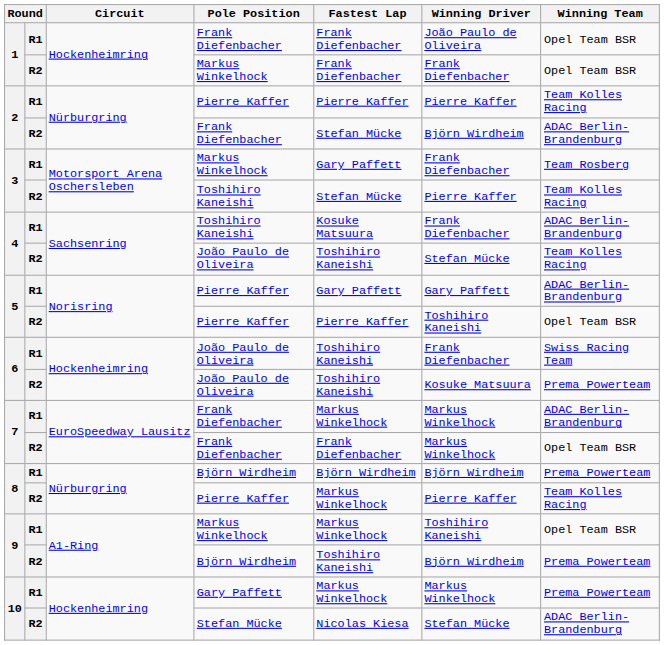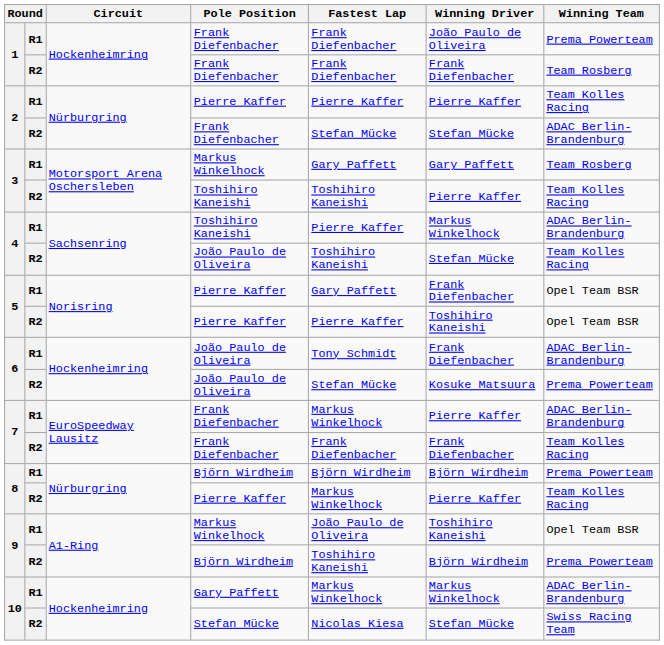(590, 39) Opel Team BSR -> (600, 39) Prema Powerteam
(232, 70) Markus Winkelhock -> (236, 70) Frank Diefenbacher
(590, 70) Opel Team BSR -> (589, 70) Team Rosberg
(474, 133) Björn Wirdheim -> (471, 133) Stefan Mücke
(467, 165) Frank Diefenbacher -> (471, 165) Gary Paffett
(359, 196) Stefan Mücke -> (343, 196) Toshihiro Kaneishi
(345, 228) Kosuke Matsuura -> (357, 228) Pierre Kaffer
(467, 228) Frank Diefenbacher -> (464, 228) Markus Winkelhock
(467, 291) Gary Paffett -> (471, 291) Frank Diefenbacher
(587, 291) ADAC Berlin-Brandenburg -> (593, 291) Opel Team BSR
(348, 354) Toshihiro Kaneishi -> (354, 354) Tony Schmidt
(587, 354) Swiss Racing Team -> (589, 354) ADAC Berlin-Brandenburg
(348, 385) Toshihiro Kaneishi -> (354, 385) Stefan Mücke
(460, 417) Markus Winkelhock -> (475, 417) Pierre Kaffer
(460, 448) Markus Winkelhock -> (471, 448) Frank Diefenbacher
(590, 448) Opel Team BSR -> (585, 448) Team Kolles Racing
(352, 530) Markus Winkelhock -> (357, 530) João Paulo de Oliveira
(597, 592) Prema Powerteam -> (589, 592) ADAC Berlin-Brandenburg
(587, 624) ADAC Berlin-Brandenburg -> (589, 624) Swiss Racing Team
